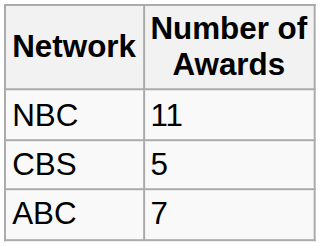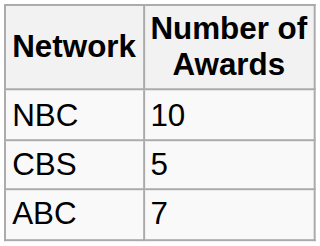(167, 114) 11 -> (168, 114) 10
